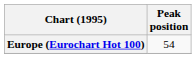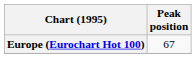(169, 44) 54 -> (169, 44) 67
